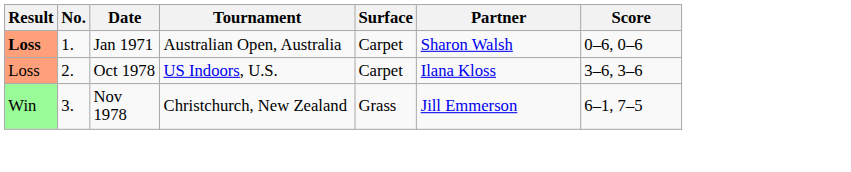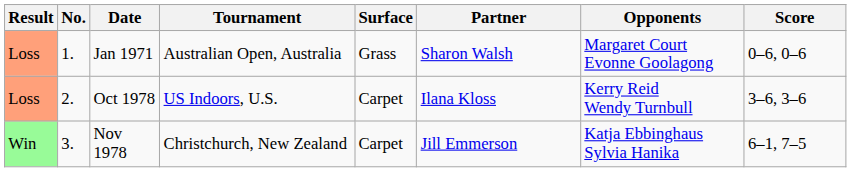+ column: (662, 17)
(25, 44) bold -> (24, 53) normal
(381, 44) Carpet -> (377, 53) Grass
(377, 106) Grass -> (381, 143) Carpet
